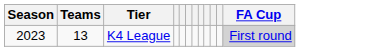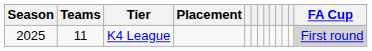+ column: (209, 15)
(31, 36) 2023 -> (31, 36) 2025
(81, 36) 13 -> (81, 36) 11
